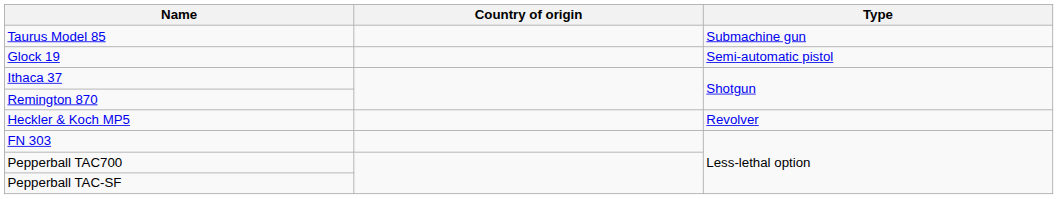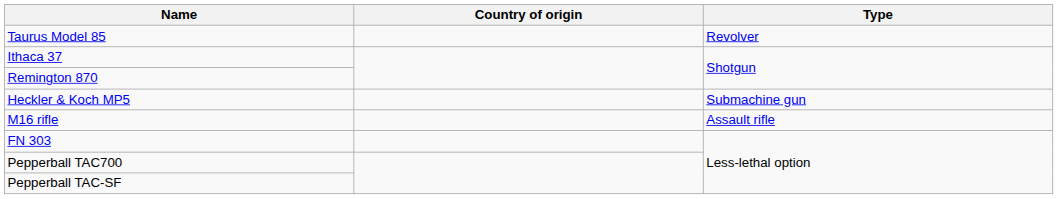(756, 36) Submachine gun -> (733, 36) Revolver
- row: (34, 57)
(733, 120) Revolver -> (756, 99) Submachine gun
+ row: (33, 120)
